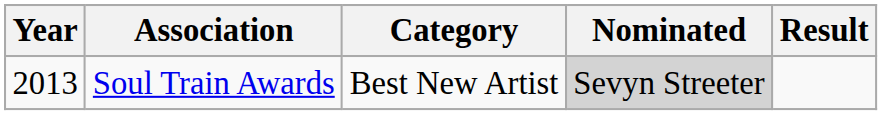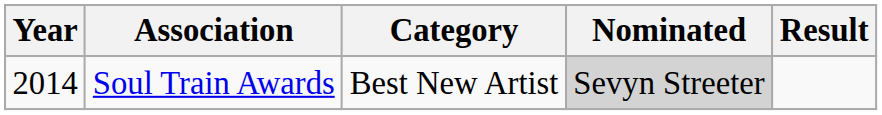(45, 82) 2013 -> (45, 82) 2014
